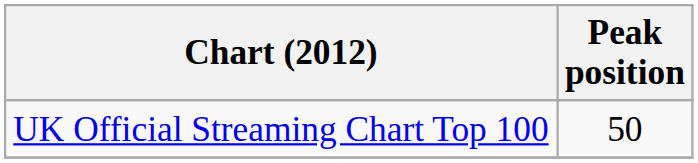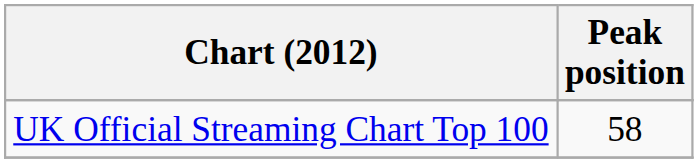(625, 128) 50 -> (625, 128) 58
